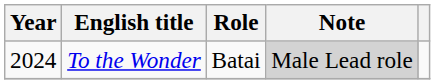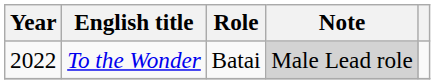(33, 59) 2024 -> (33, 59) 2022
